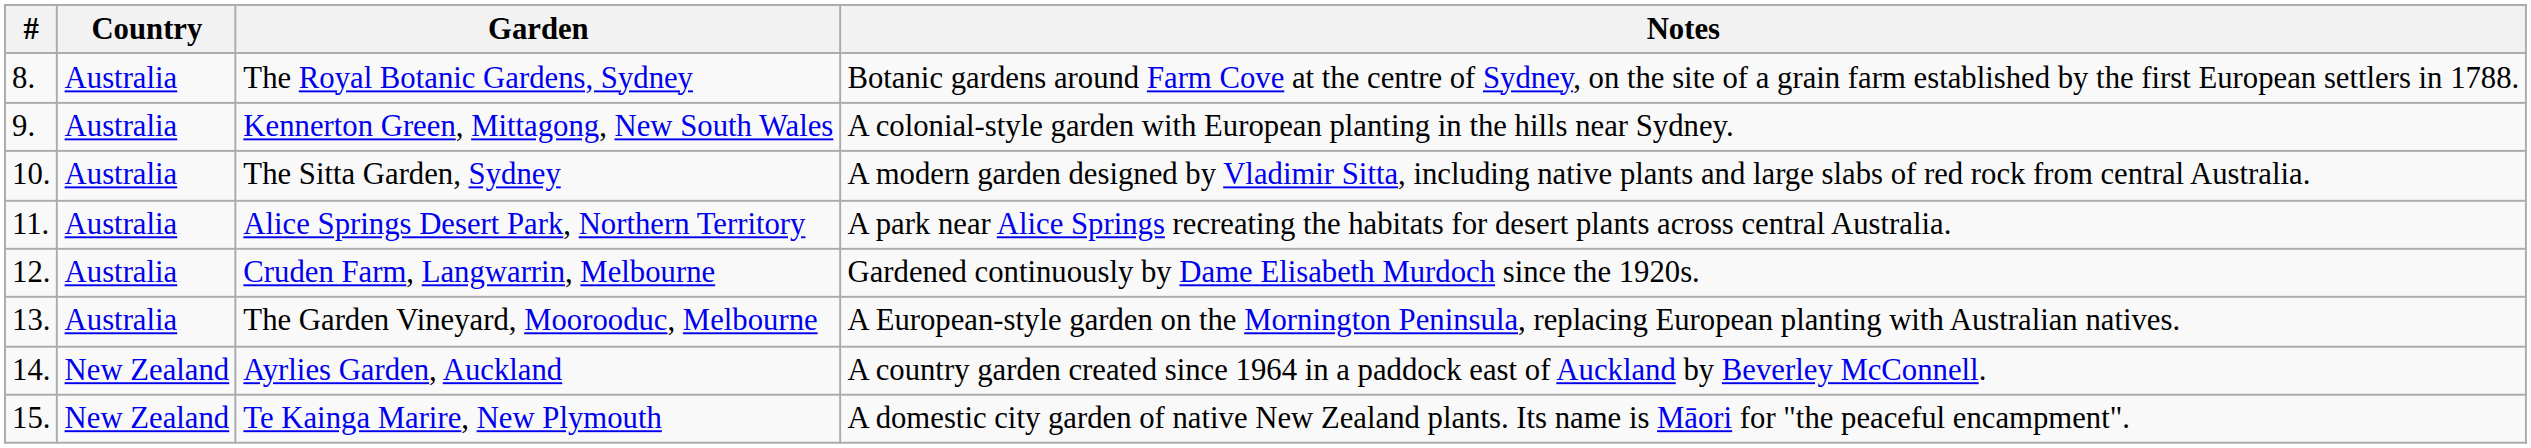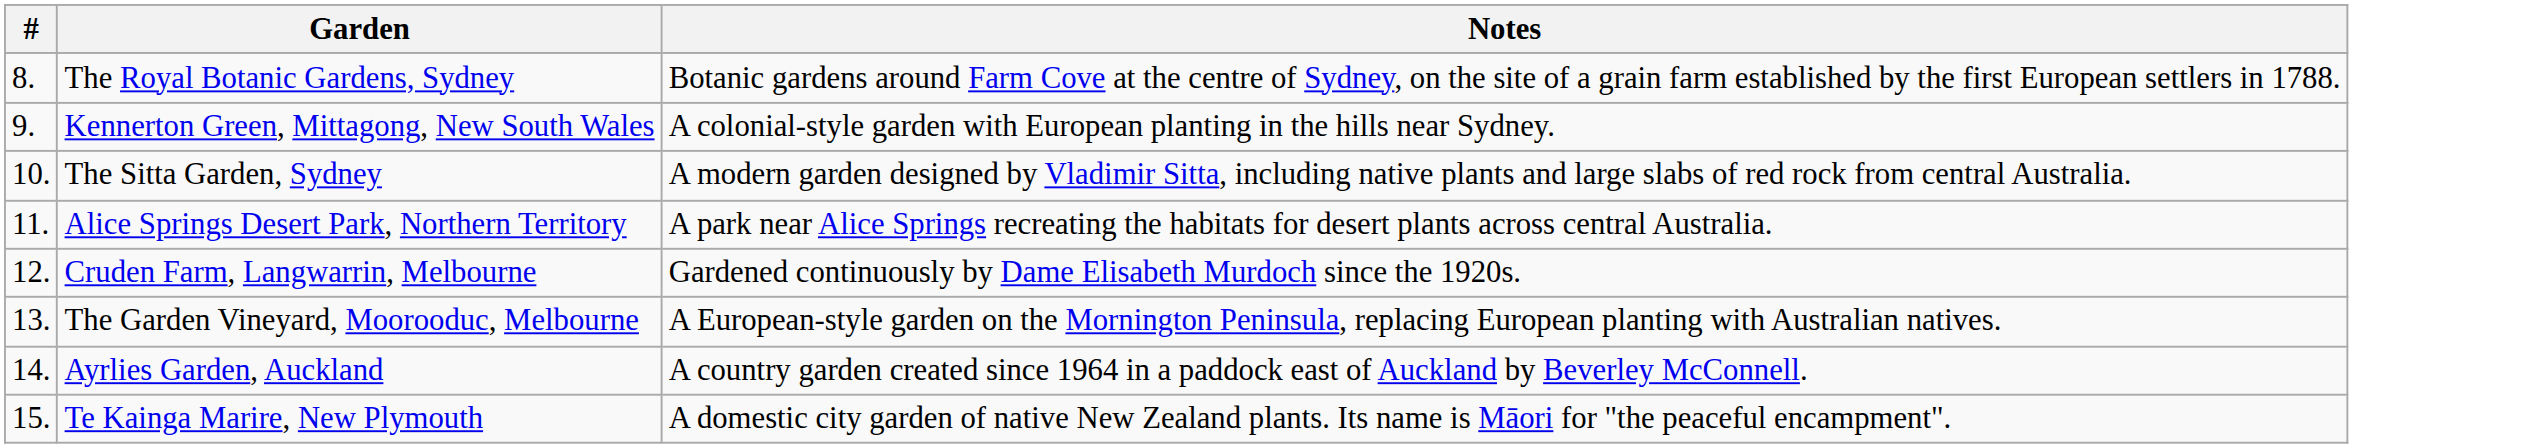- column: (147, 28)
